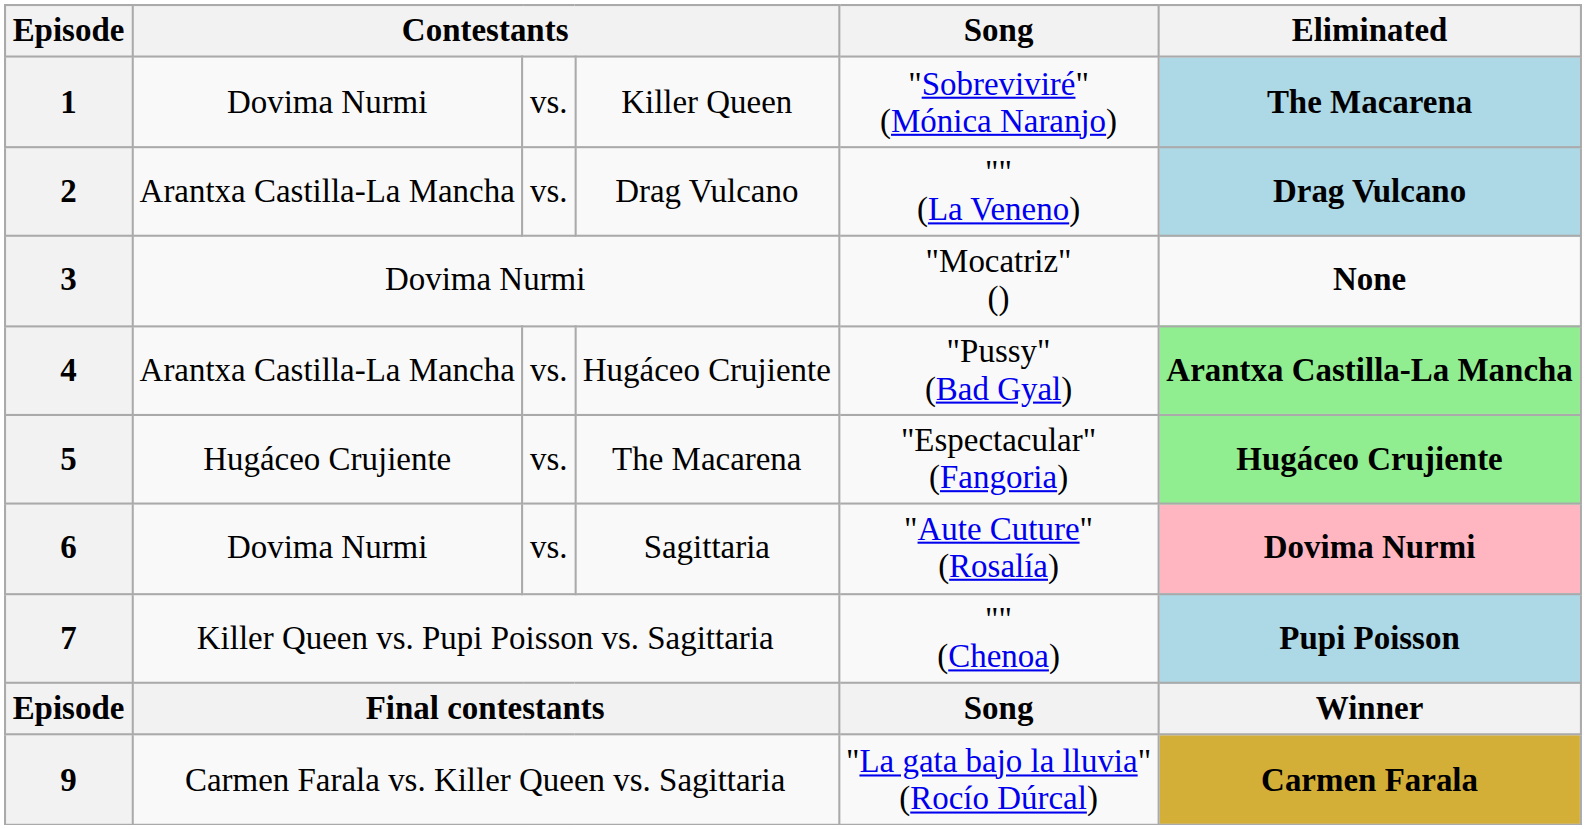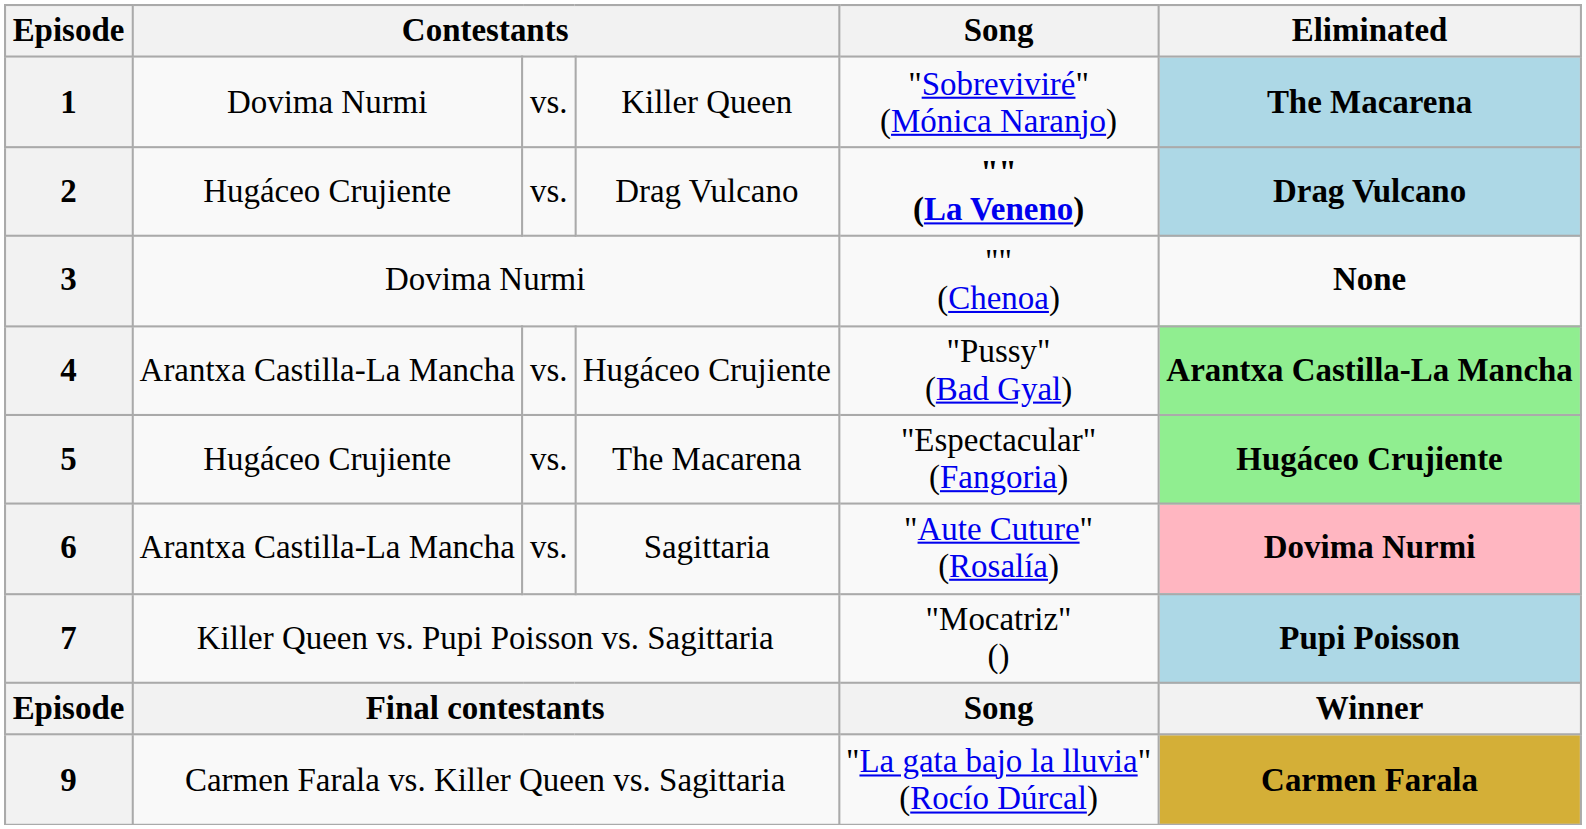(327, 190) Arantxa Castilla-La Mancha -> (327, 190) Hugáceo Crujiente
(999, 190) normal -> (999, 190) bold
(999, 280) "Mocatriz" () -> (999, 280) "" (Chenoa)
(327, 548) Dovima Nurmi -> (327, 548) Arantxa Castilla-La Mancha
(999, 637) "" (Chenoa) -> (999, 637) "Mocatriz" ()
